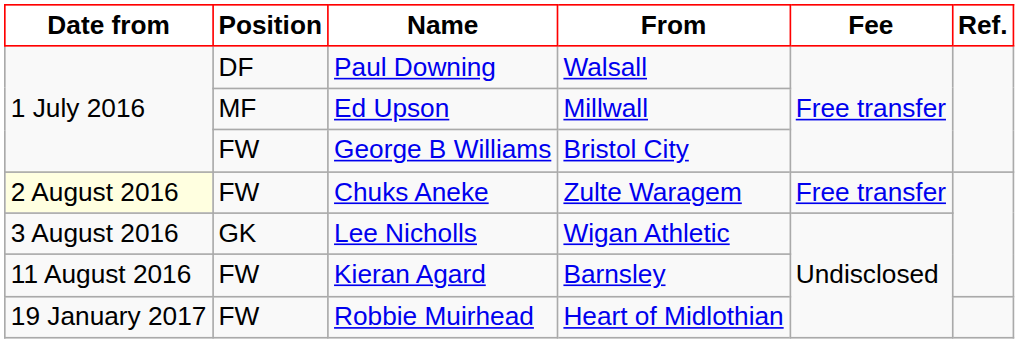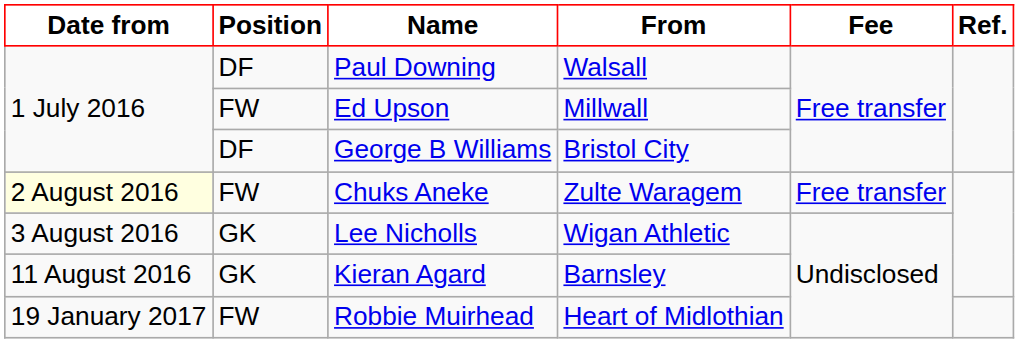(237, 108) MF -> (239, 108) FW
(239, 150) FW -> (236, 150) DF
(239, 274) FW -> (237, 274) GK
